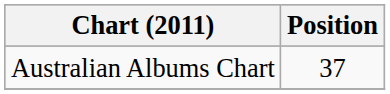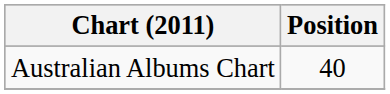(333, 67) 37 -> (333, 67) 40
